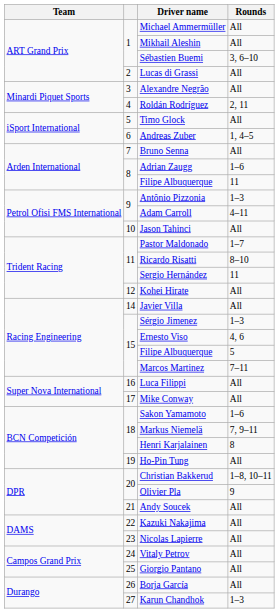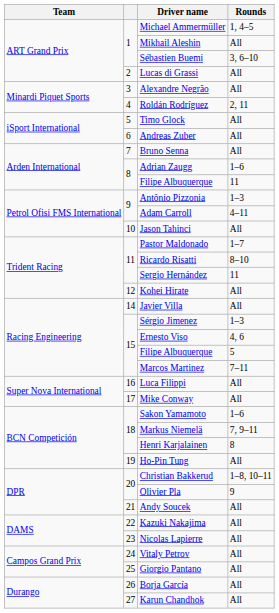(236, 27) All -> (242, 27) 1, 4–5
(242, 135) 1, 4–5 -> (236, 135) All
(237, 600) 1–3 -> (236, 600) All
